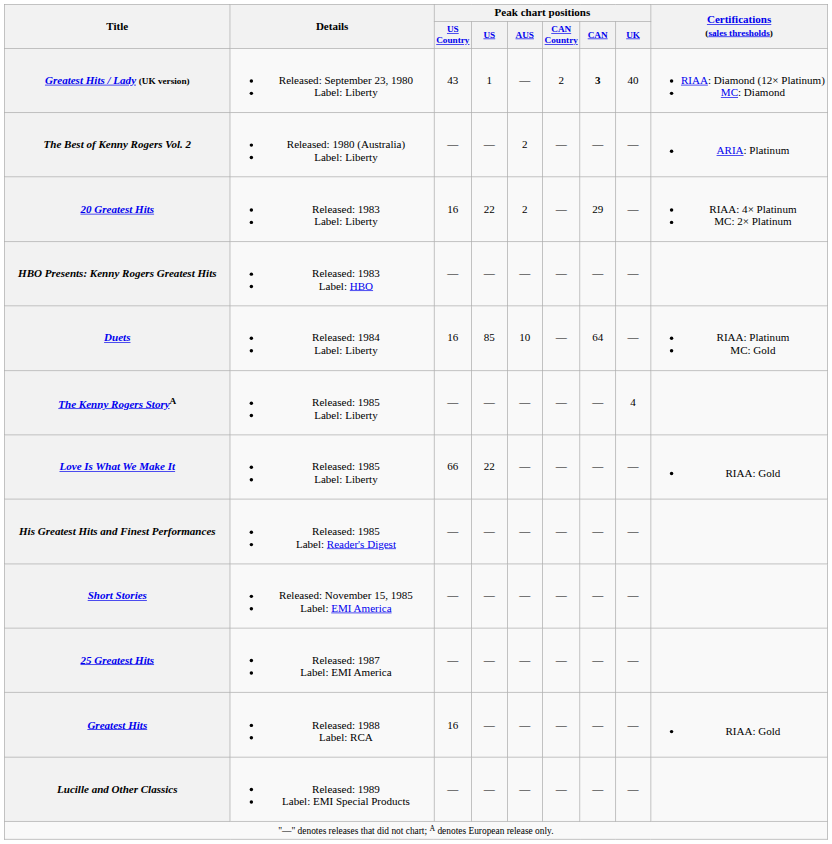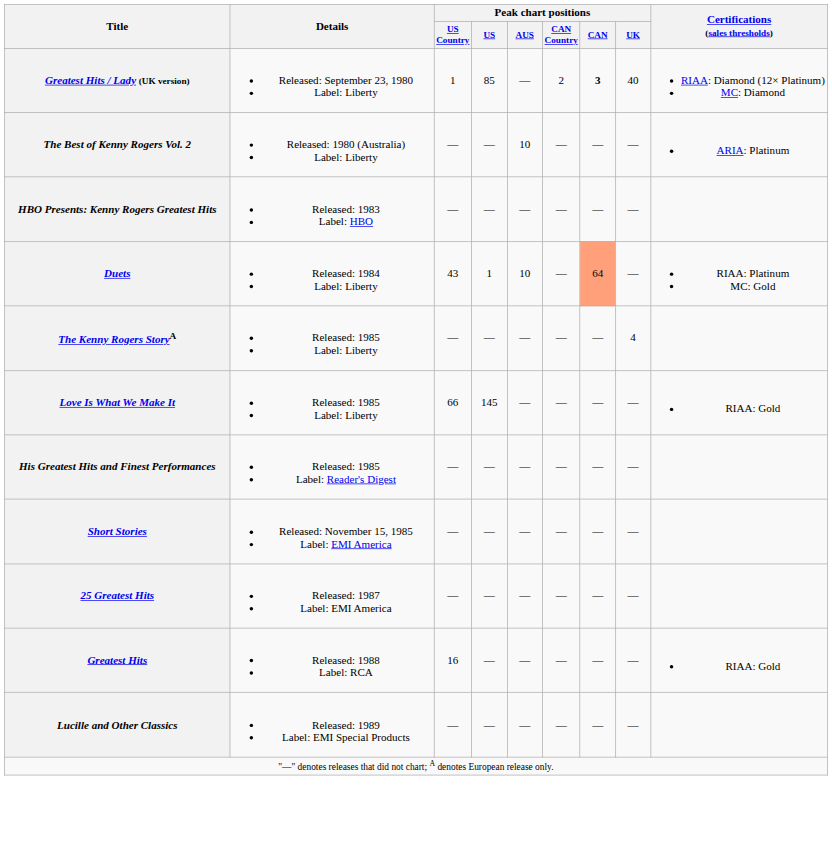(453, 80) 43 -> (453, 80) 1
(489, 80) 1 -> (489, 80) 85
(525, 145) 2 -> (525, 145) 10
- row: (117, 209)
(453, 338) 16 -> (453, 273) 43
(489, 338) 85 -> (489, 273) 1
(598, 338) no background -> (598, 273) lightsalmon background
(489, 467) 22 -> (489, 402) 145
